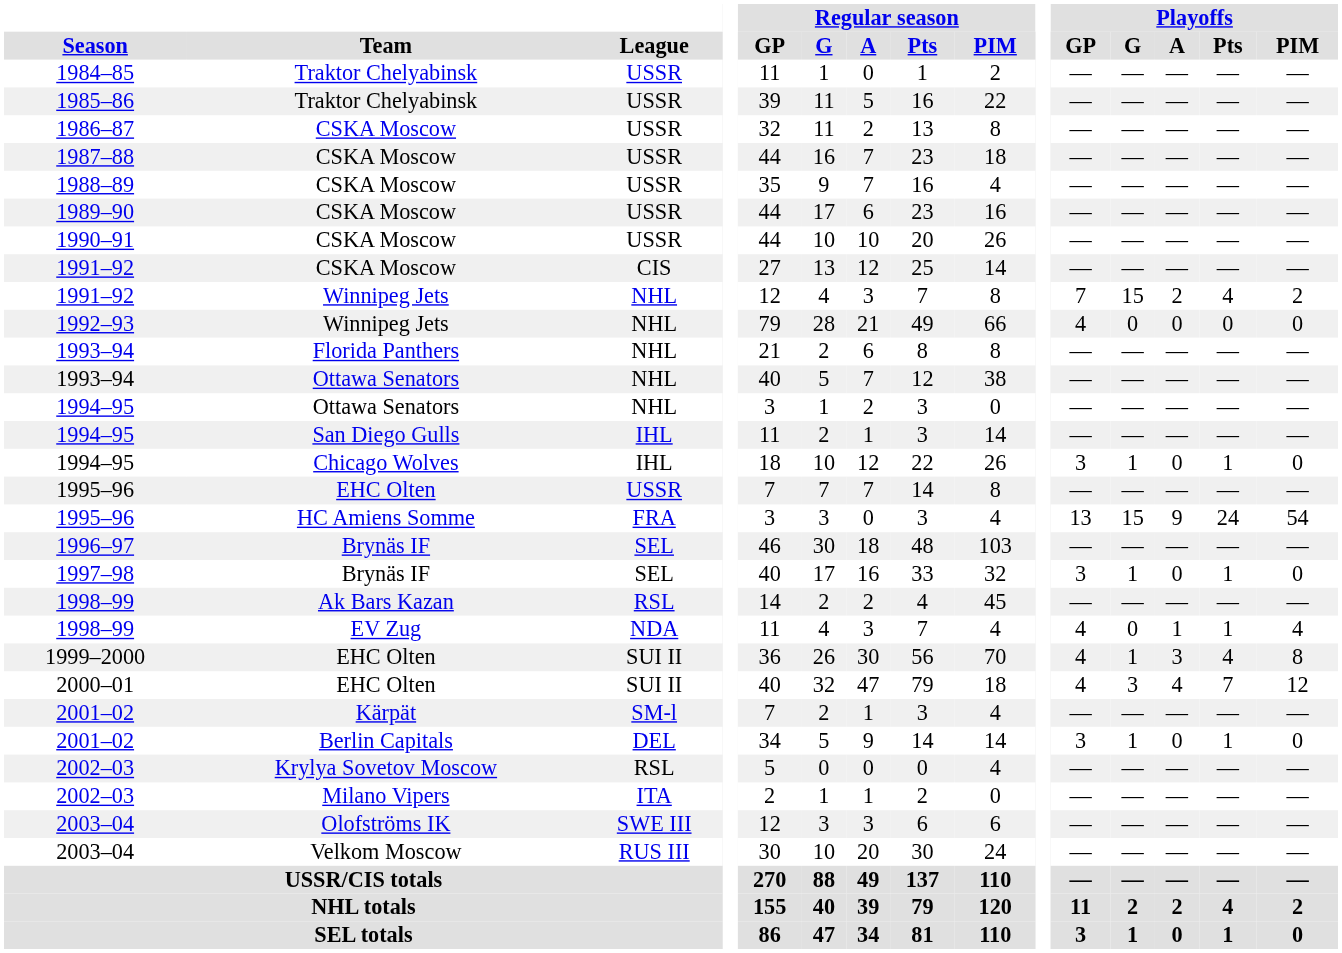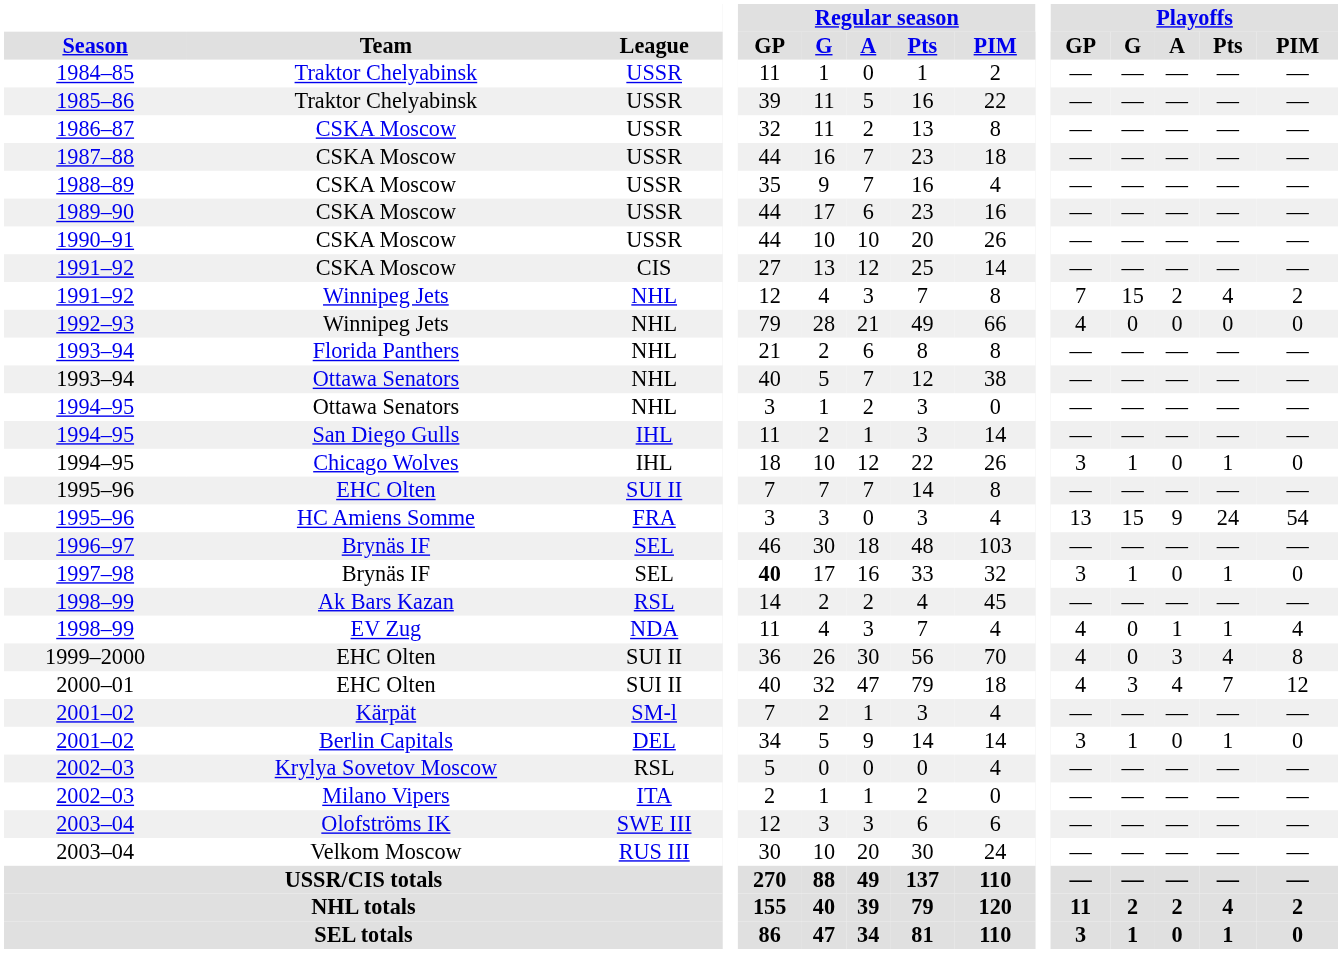(654, 490) USSR -> (654, 490) SUI II
(770, 573) normal -> (770, 573) bold
(1133, 657) 1 -> (1133, 657) 0
